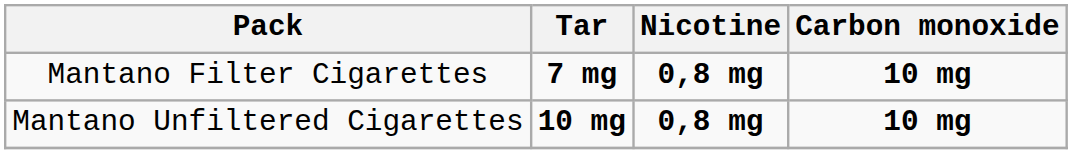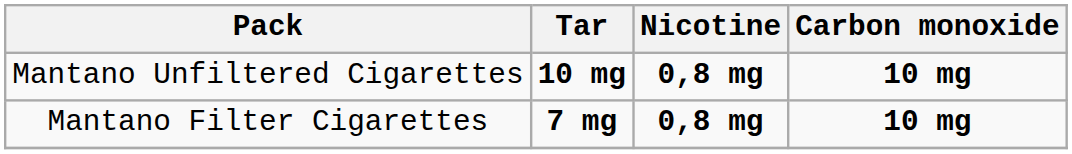rows swapped: (268, 124) <-> (268, 77)
